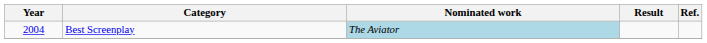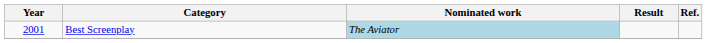(34, 30) 2004 -> (34, 30) 2001
